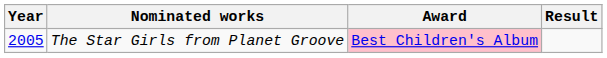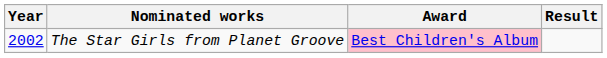(26, 41) 2005 -> (26, 41) 2002
